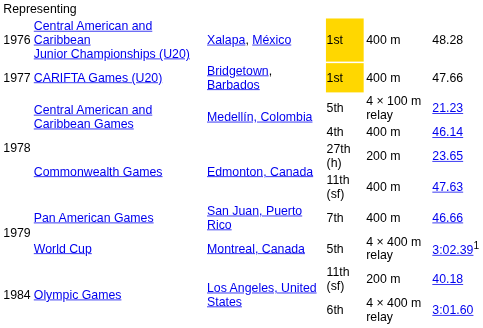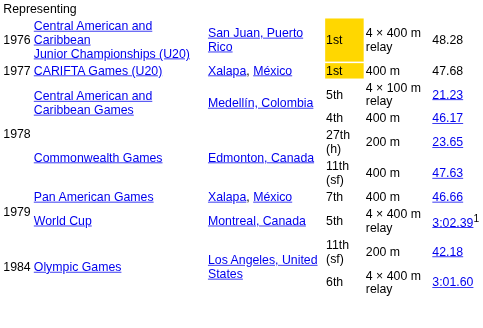(249, 40) Xalapa, México -> (256, 40) San Juan, Puerto Rico
(383, 40) 400 m -> (393, 40) 4 × 400 m relay
(240, 77) Bridgetown, Barbados -> (250, 70) Xalapa, México
(448, 77) 47.66 -> (448, 70) 47.68
(448, 132) 46.14 -> (448, 118) 46.17
(255, 218) San Juan, Puerto Rico -> (250, 197) Xalapa, México
(448, 279) 40.18 -> (448, 251) 42.18
